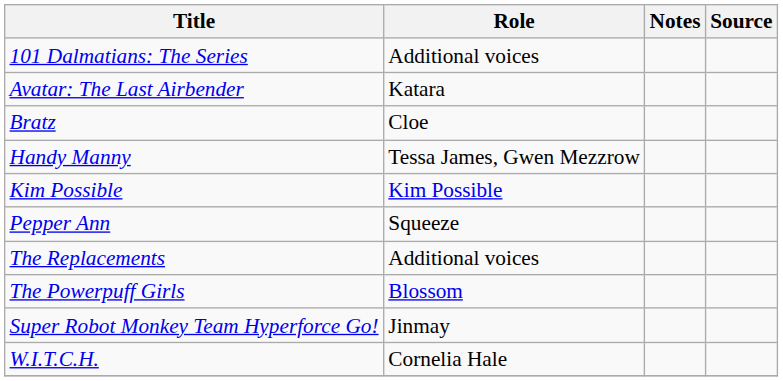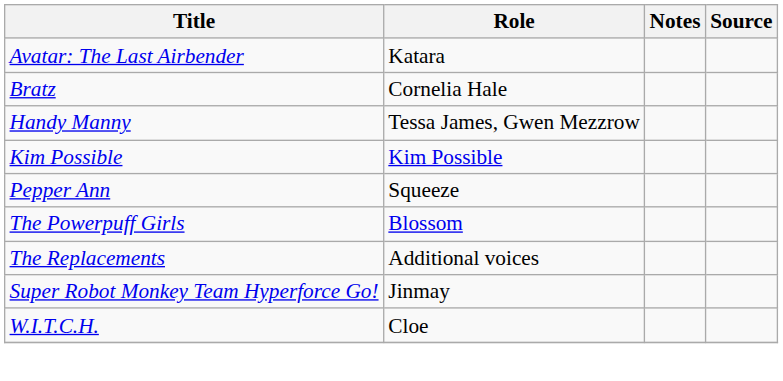- row: (129, 55)
(408, 122) Cloe -> (448, 88) Cornelia Hale
rows swapped: (97, 291) <-> (87, 257)
(448, 358) Cornelia Hale -> (408, 325) Cloe
